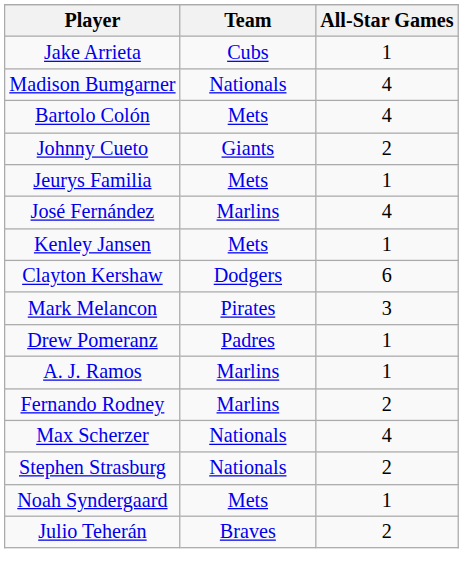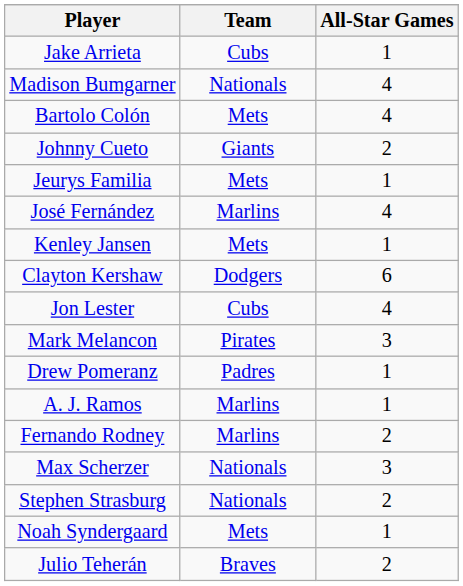+ row: (92, 308)
(387, 436) 4 -> (387, 468) 3
